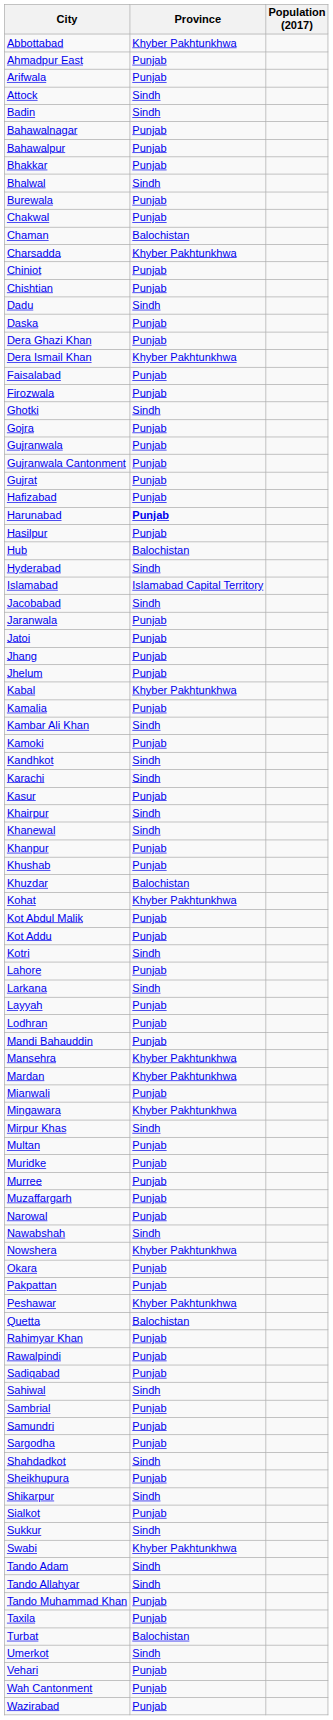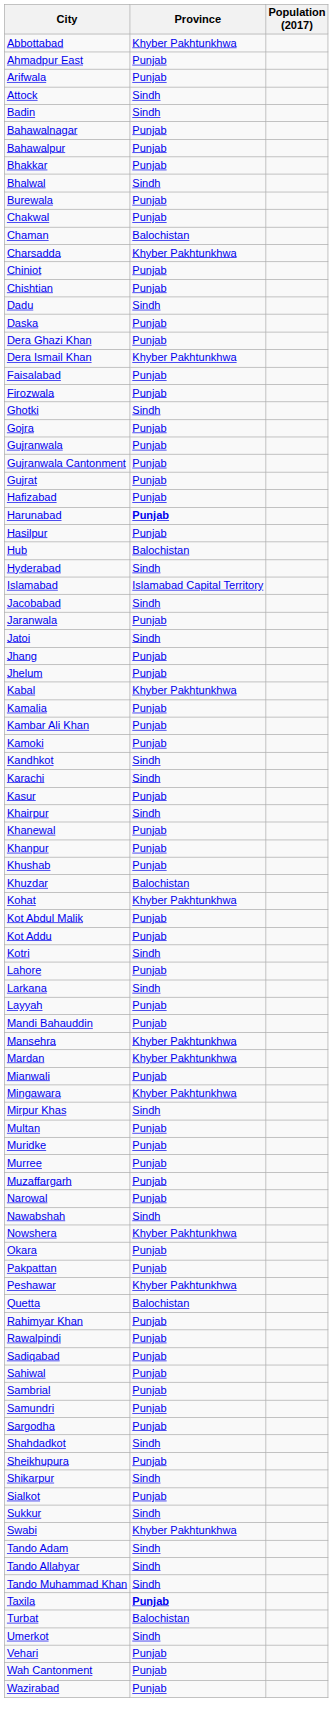(149, 638) Punjab -> (146, 638) Sindh
(146, 726) Sindh -> (149, 726) Punjab
(146, 831) Sindh -> (149, 831) Punjab
- row: (27, 1023)
(146, 1391) Sindh -> (149, 1373) Punjab
(149, 1601) Punjab -> (146, 1583) Sindh
(149, 1618) normal -> (151, 1601) bold
